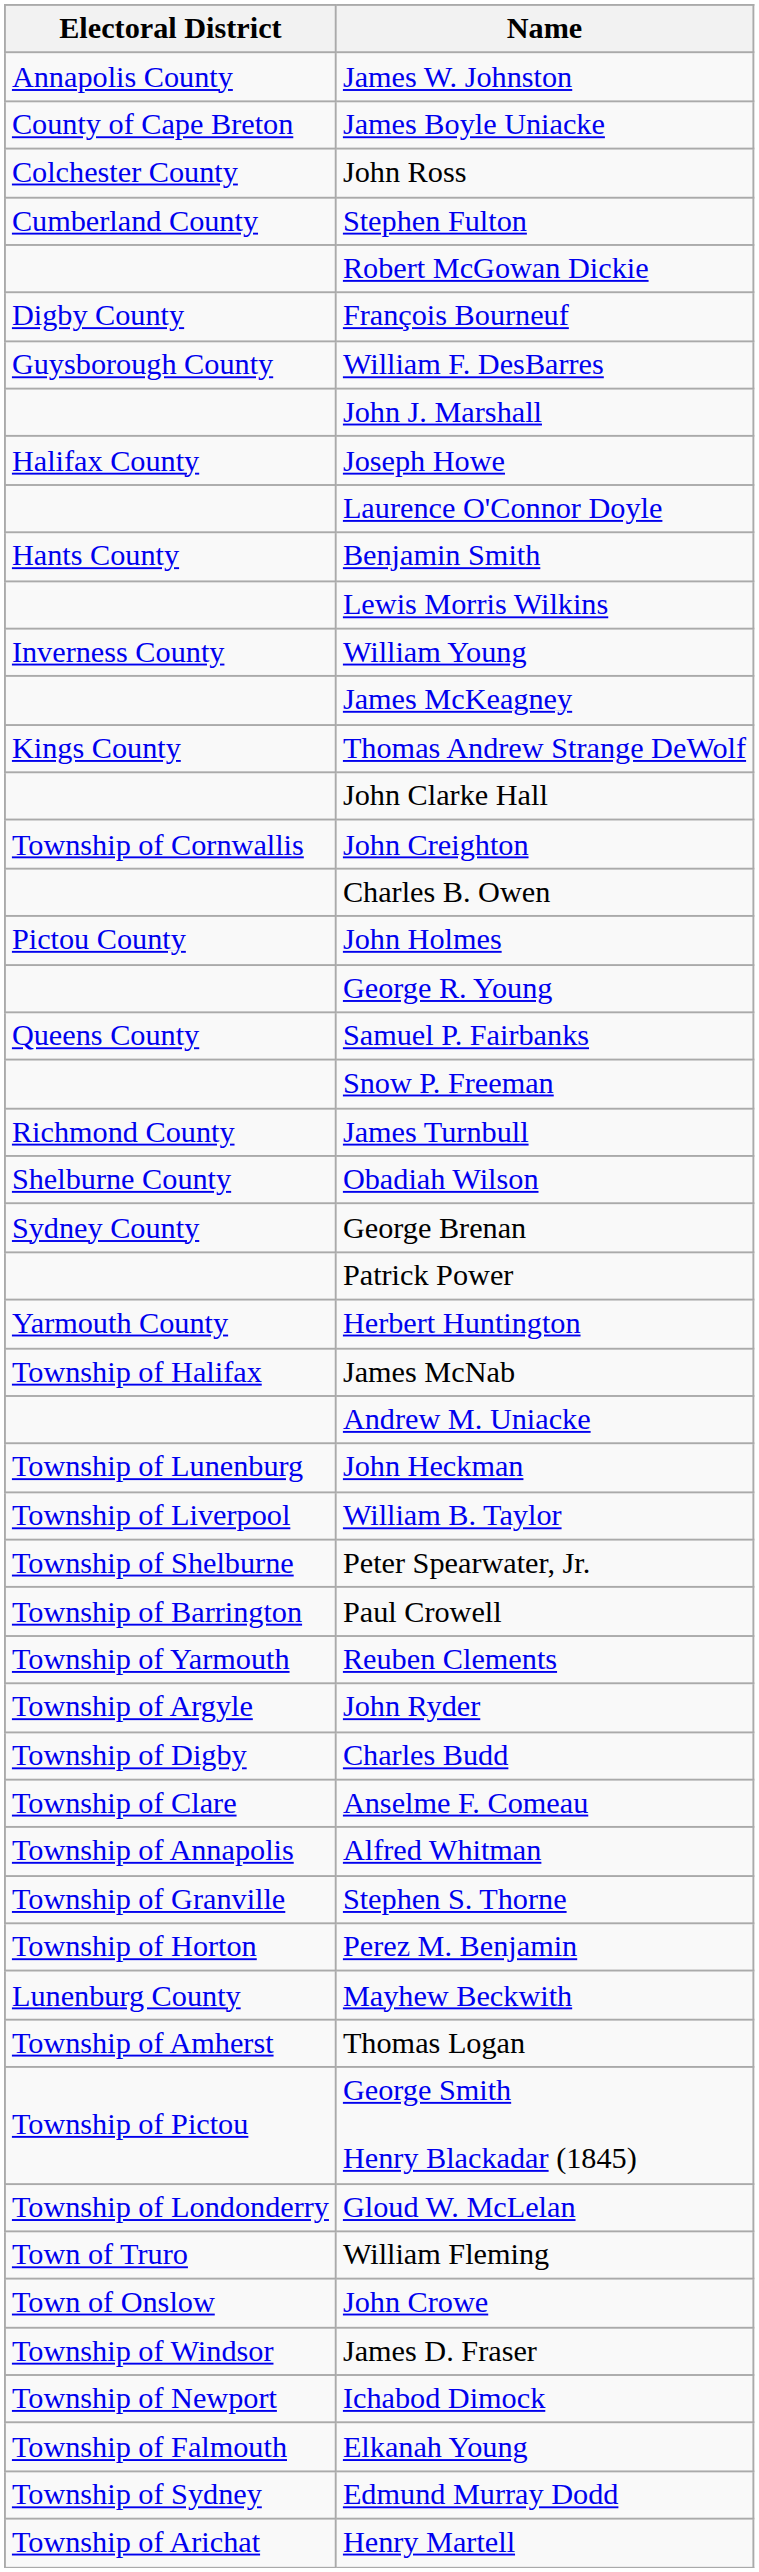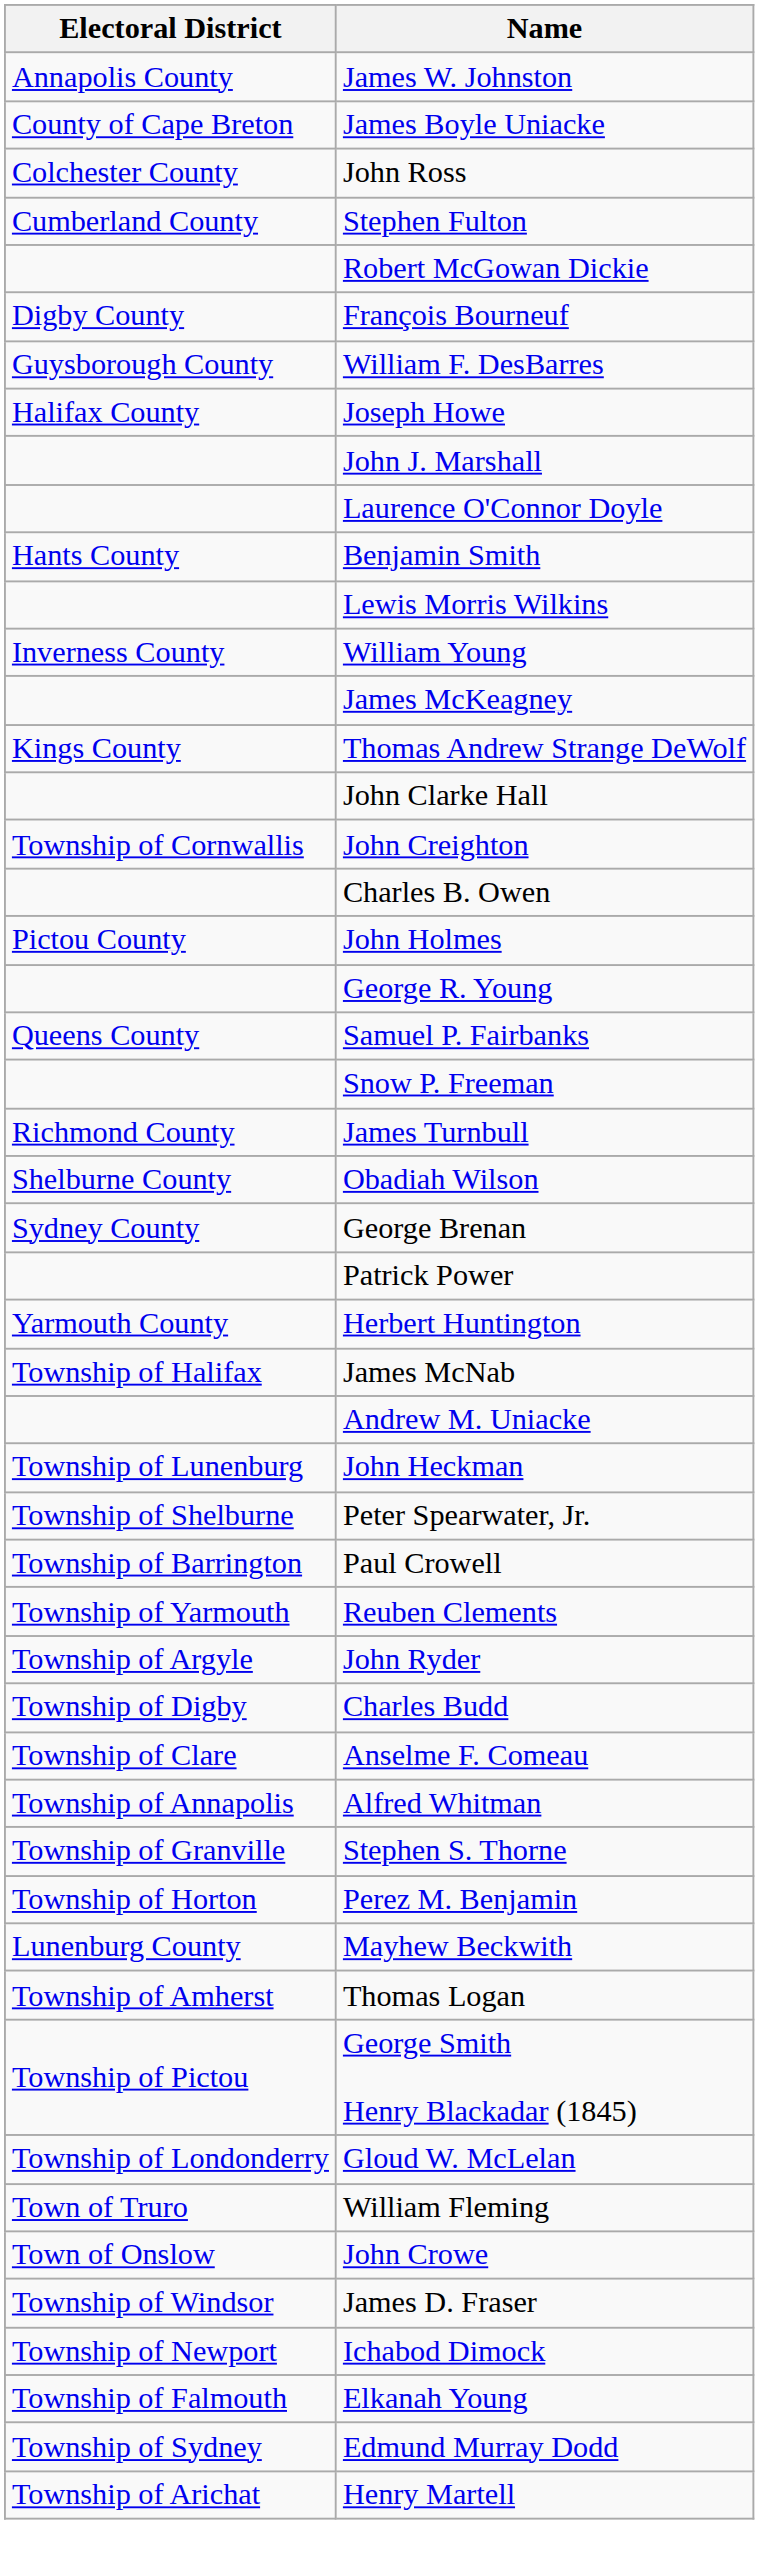rows swapped: (442, 412) <-> (424, 460)
- row: (452, 1515)
